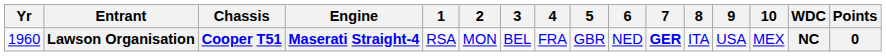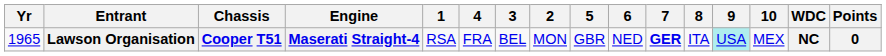columns swapped: (480, 16) <-> (552, 16)
(24, 39) 1960 -> (24, 39) 1965
(731, 39) no background -> (731, 39) paleturquoise background
